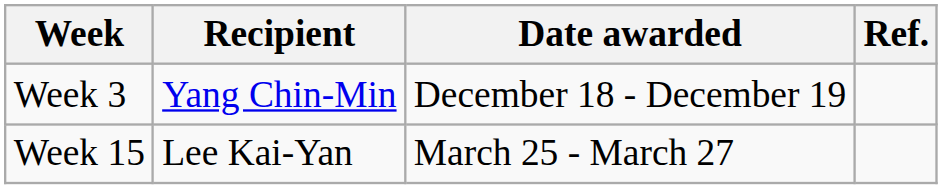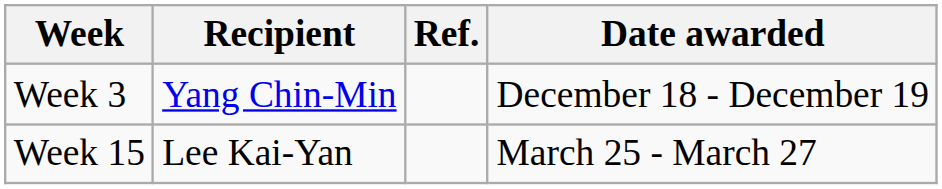columns swapped: (630, 34) <-> (896, 34)
